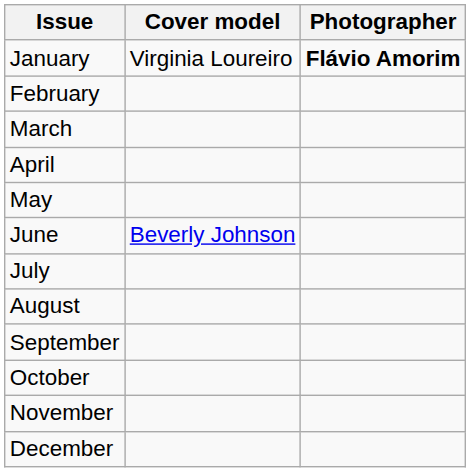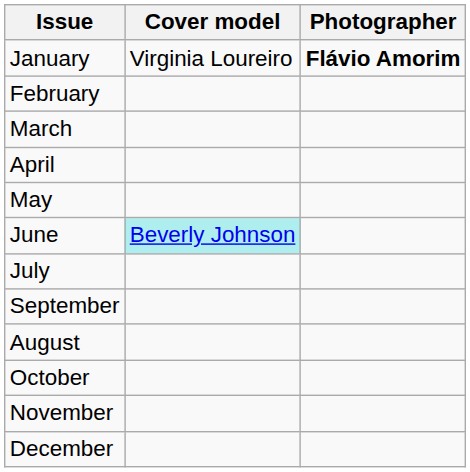(213, 235) no background -> (213, 235) paleturquoise background
rows swapped: (45, 306) <-> (65, 341)
